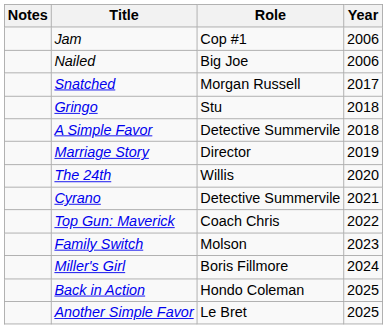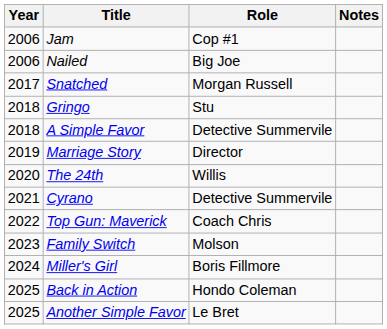columns swapped: (363, 15) <-> (28, 15)
